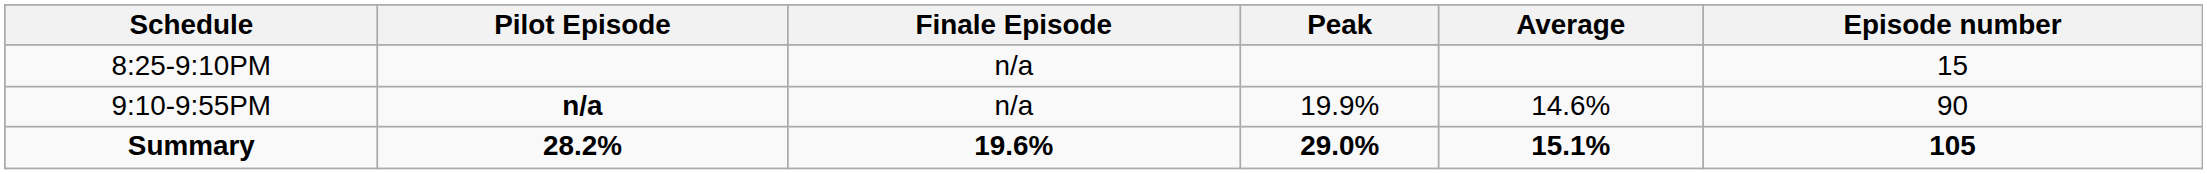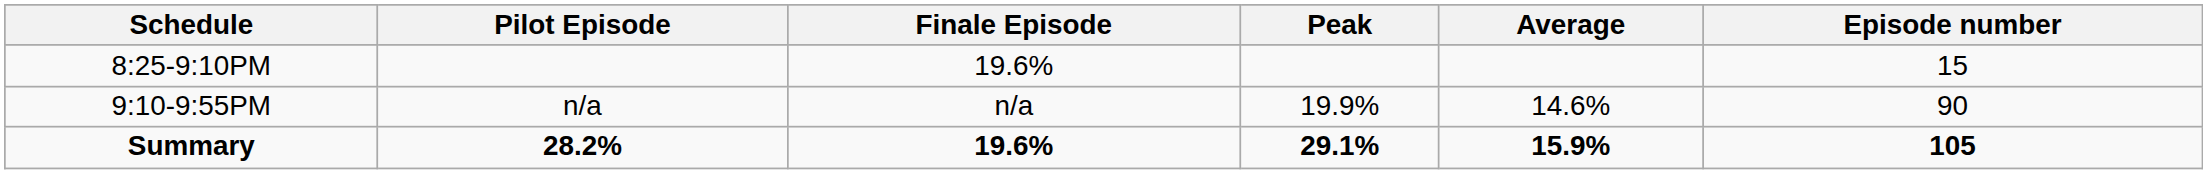(1014, 65) n/a -> (1014, 65) 19.6%
(582, 106) bold -> (582, 106) normal
(1340, 146) 29.0% -> (1340, 146) 29.1%
(1571, 146) 15.1% -> (1571, 146) 15.9%
